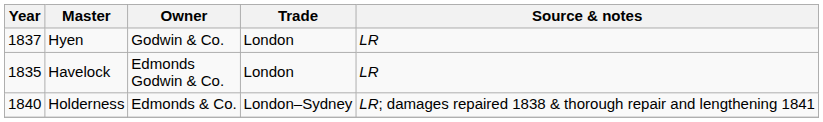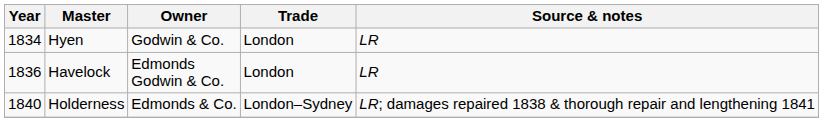(25, 40) 1837 -> (25, 40) 1834
(25, 72) 1835 -> (25, 72) 1836
